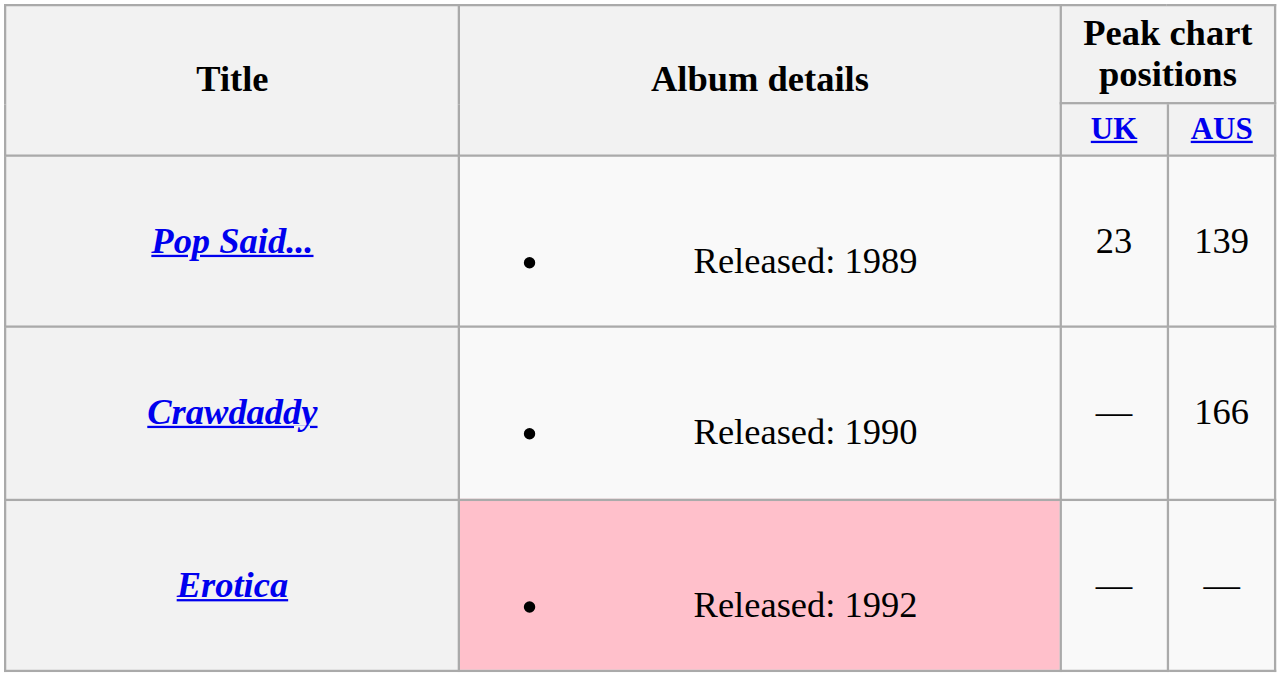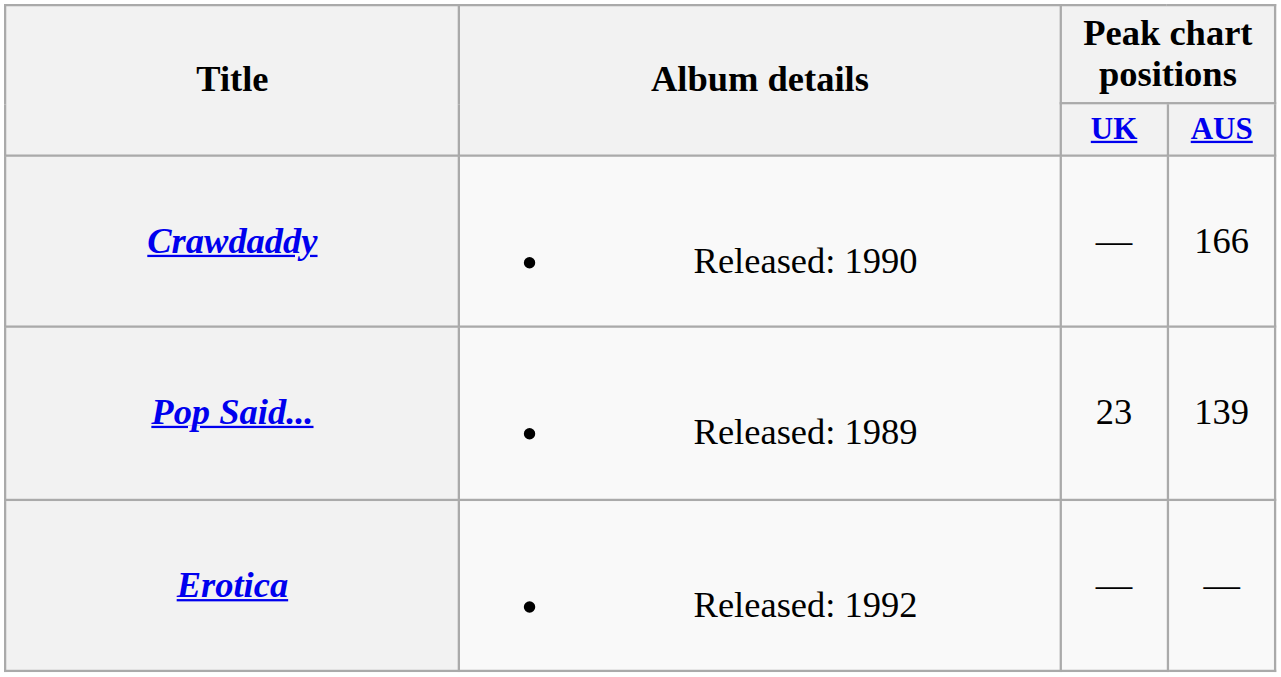rows swapped: (232, 240) <-> (232, 412)
(760, 605) pink background -> (760, 605) no background
